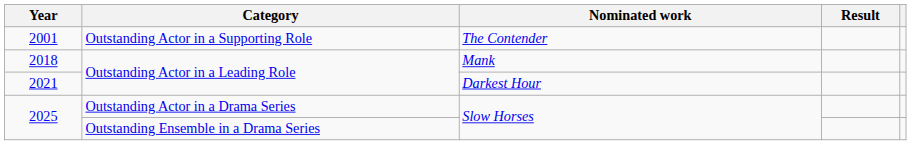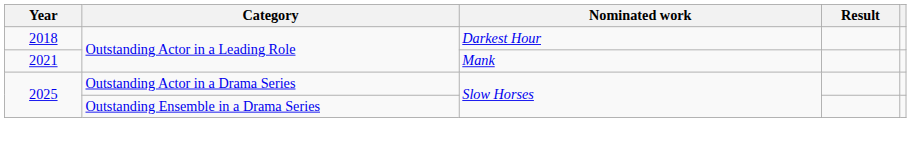- row: (43, 38)
(479, 60) Mank -> (502, 38) Darkest Hour
(502, 83) Darkest Hour -> (479, 60) Mank
